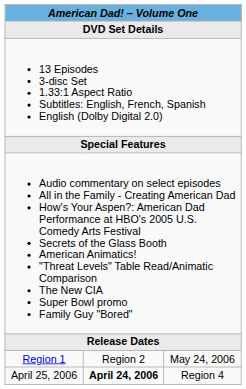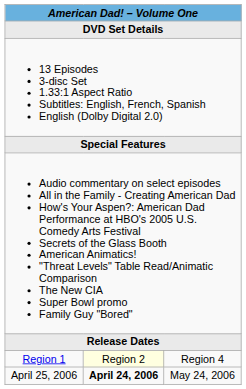(124, 359) no background -> (124, 359) lightyellow background
(202, 359) May 24, 2006 -> (202, 359) Region 4
(202, 376) Region 4 -> (202, 376) May 24, 2006
